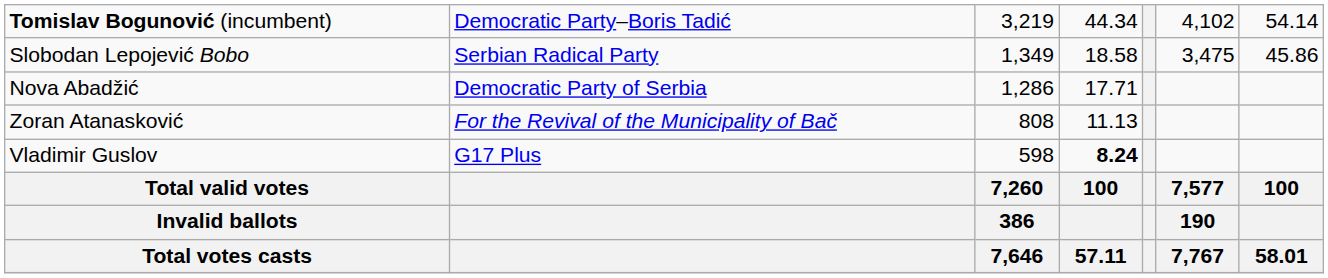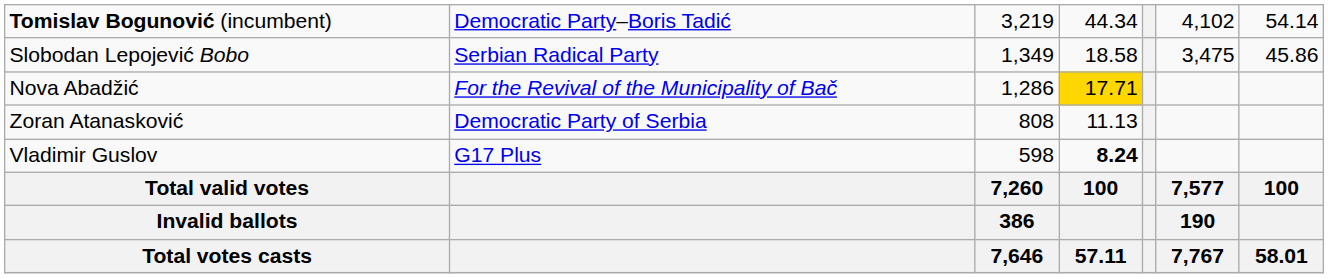(580, 88) Democratic Party of Serbia -> (646, 88) For the Revival of the Municipality of Bač
(1111, 88) no background -> (1111, 88) gold background
(646, 121) For the Revival of the Municipality of Bač -> (580, 121) Democratic Party of Serbia
